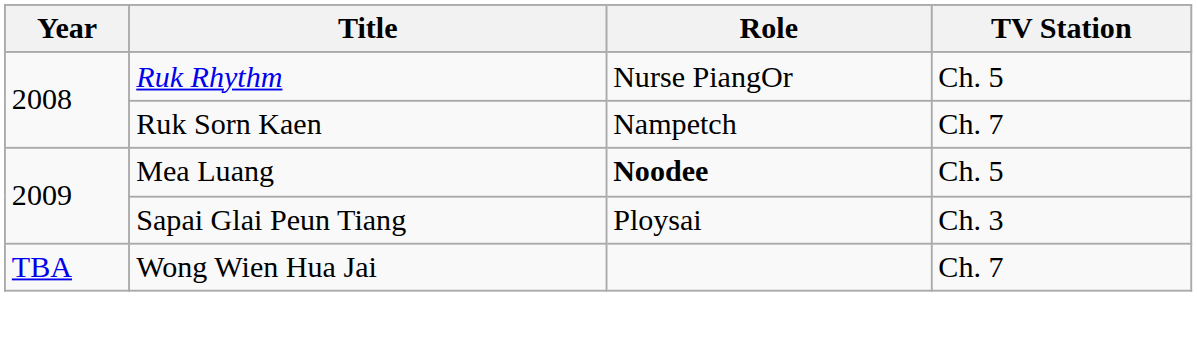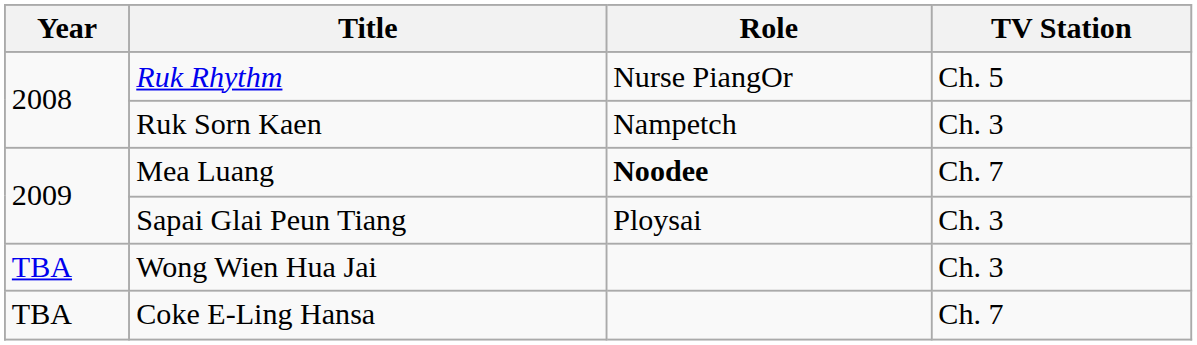(971, 123) Ch. 7 -> (971, 123) Ch. 3
(971, 171) Ch. 5 -> (971, 171) Ch. 7
(971, 266) Ch. 7 -> (971, 266) Ch. 3
+ row: (256, 314)
